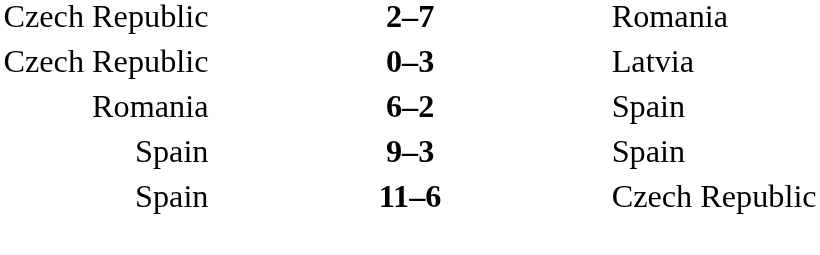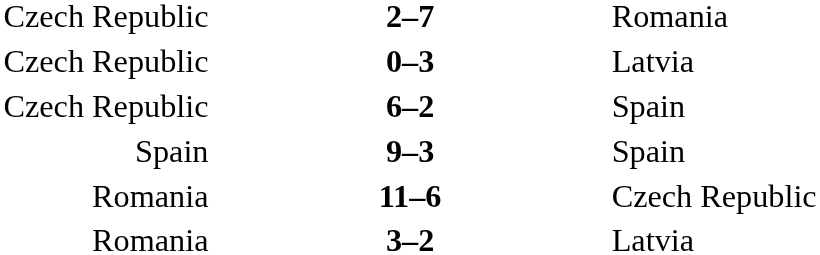(150, 106) Romania -> (106, 106) Czech Republic
(172, 195) Spain -> (150, 195) Romania
+ row: (410, 240)
